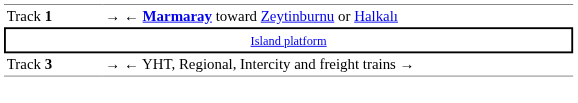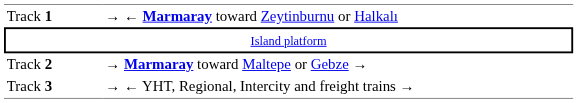+ row: (29, 64)
